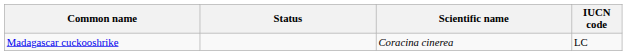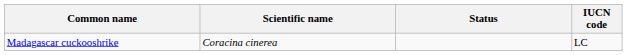columns swapped: (474, 19) <-> (288, 19)
